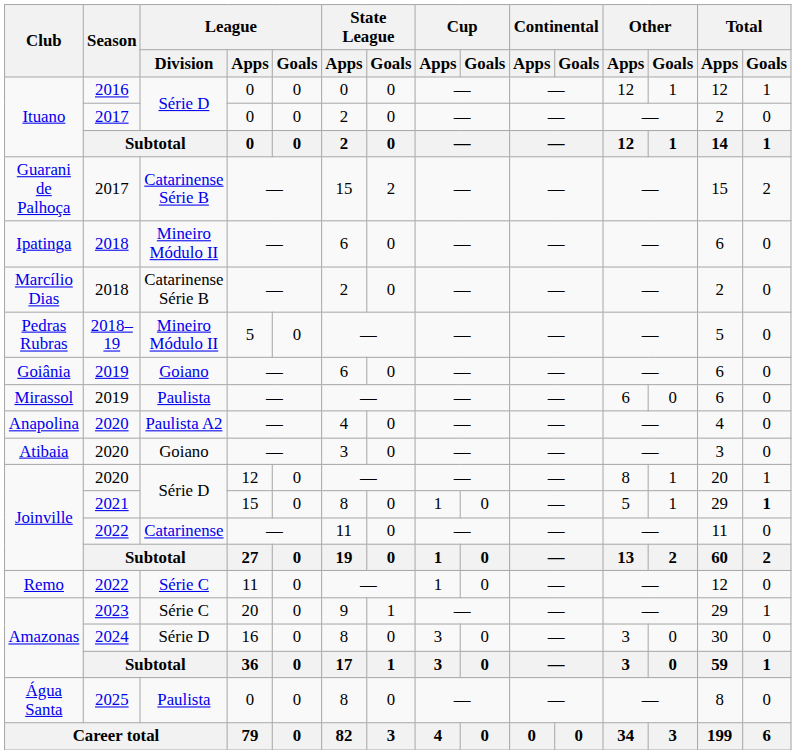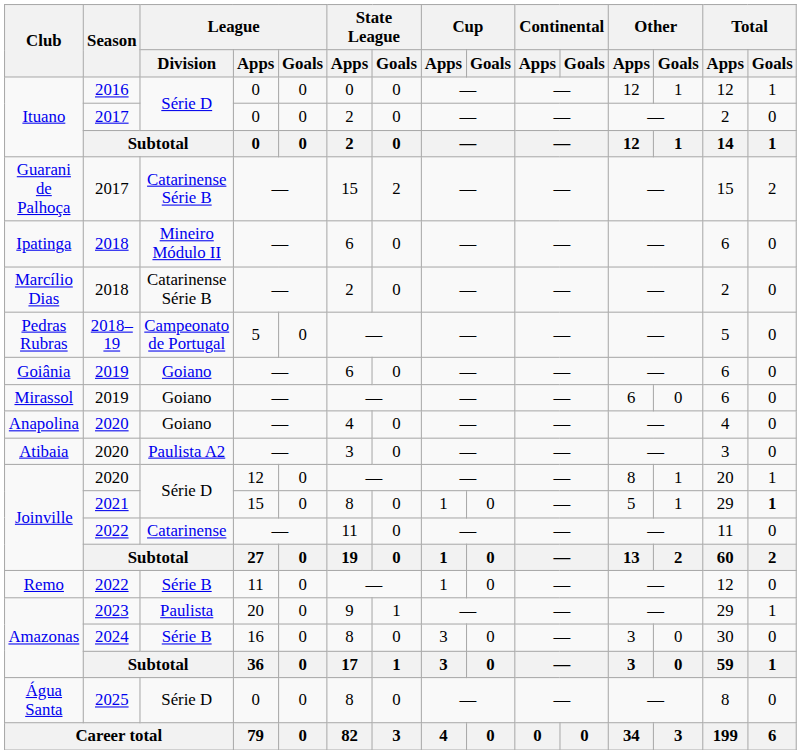(184, 334) Mineiro Módulo II -> (187, 334) Campeonato de Portugal
(184, 397) Paulista -> (187, 397) Goiano
(184, 424) Paulista A2 -> (187, 424) Goiano
(184, 450) Goiano -> (187, 450) Paulista A2
(184, 584) Série C -> (187, 584) Série B
(184, 610) Série C -> (187, 610) Paulista
(184, 637) Série D -> (187, 637) Série B
(184, 700) Paulista -> (187, 700) Série D
